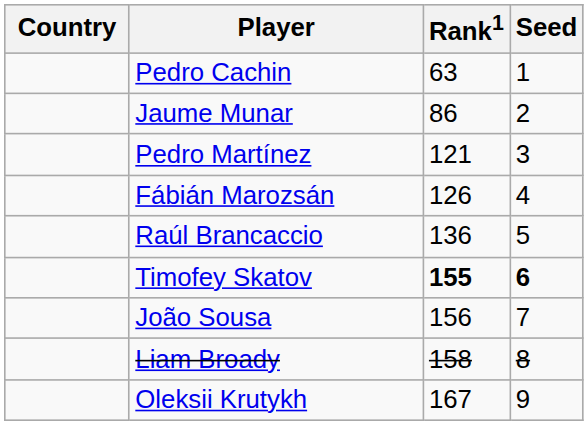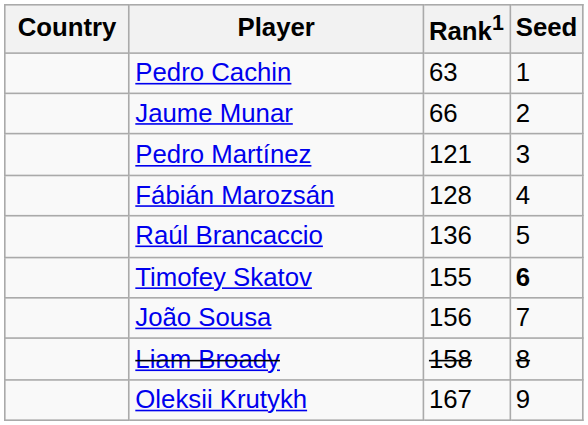(443, 113) 86 -> (443, 113) 66
(450, 195) 126 -> (450, 195) 128
(450, 277) bold -> (450, 277) normal
